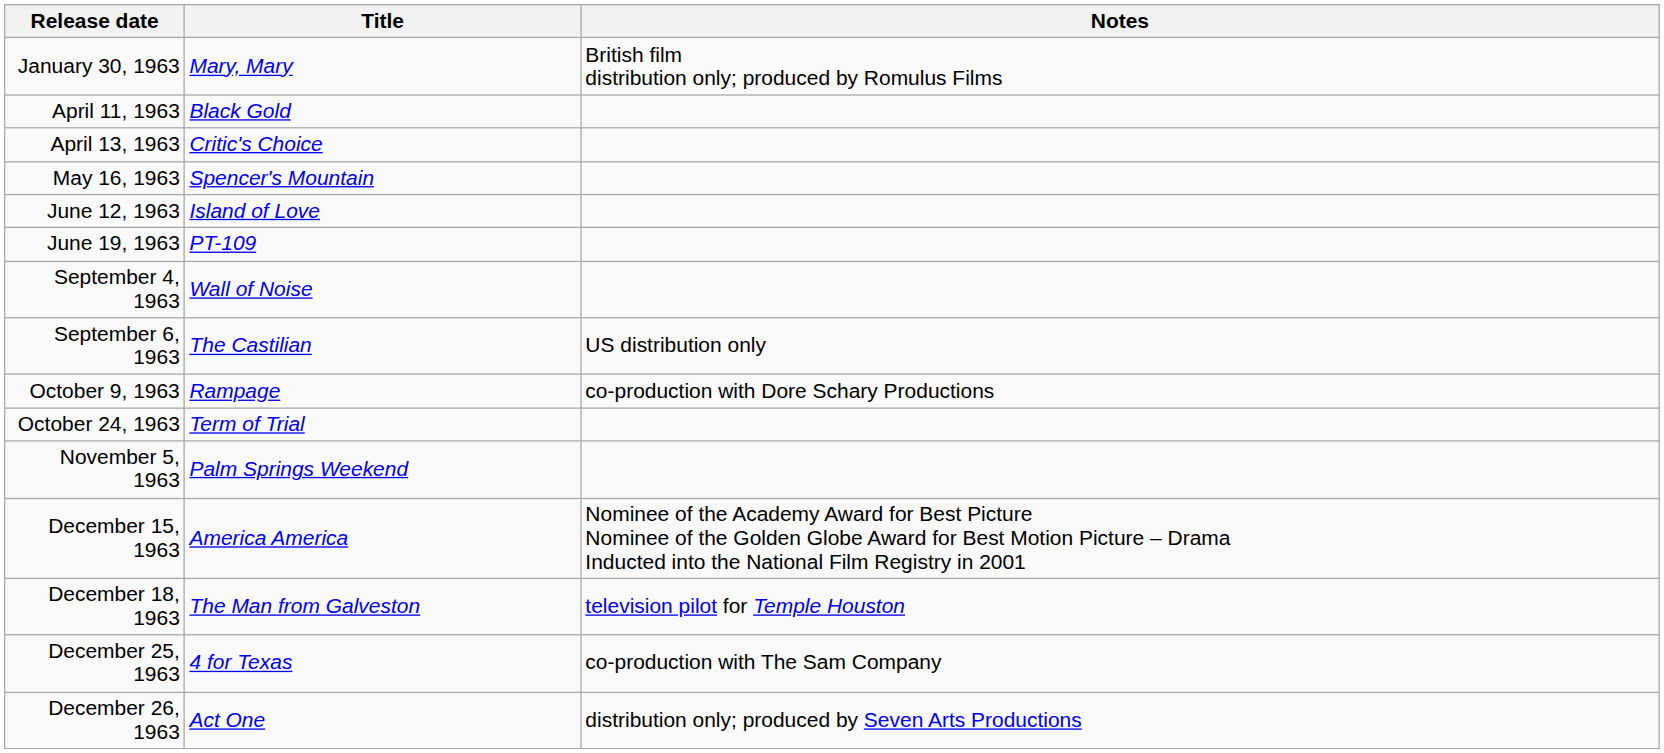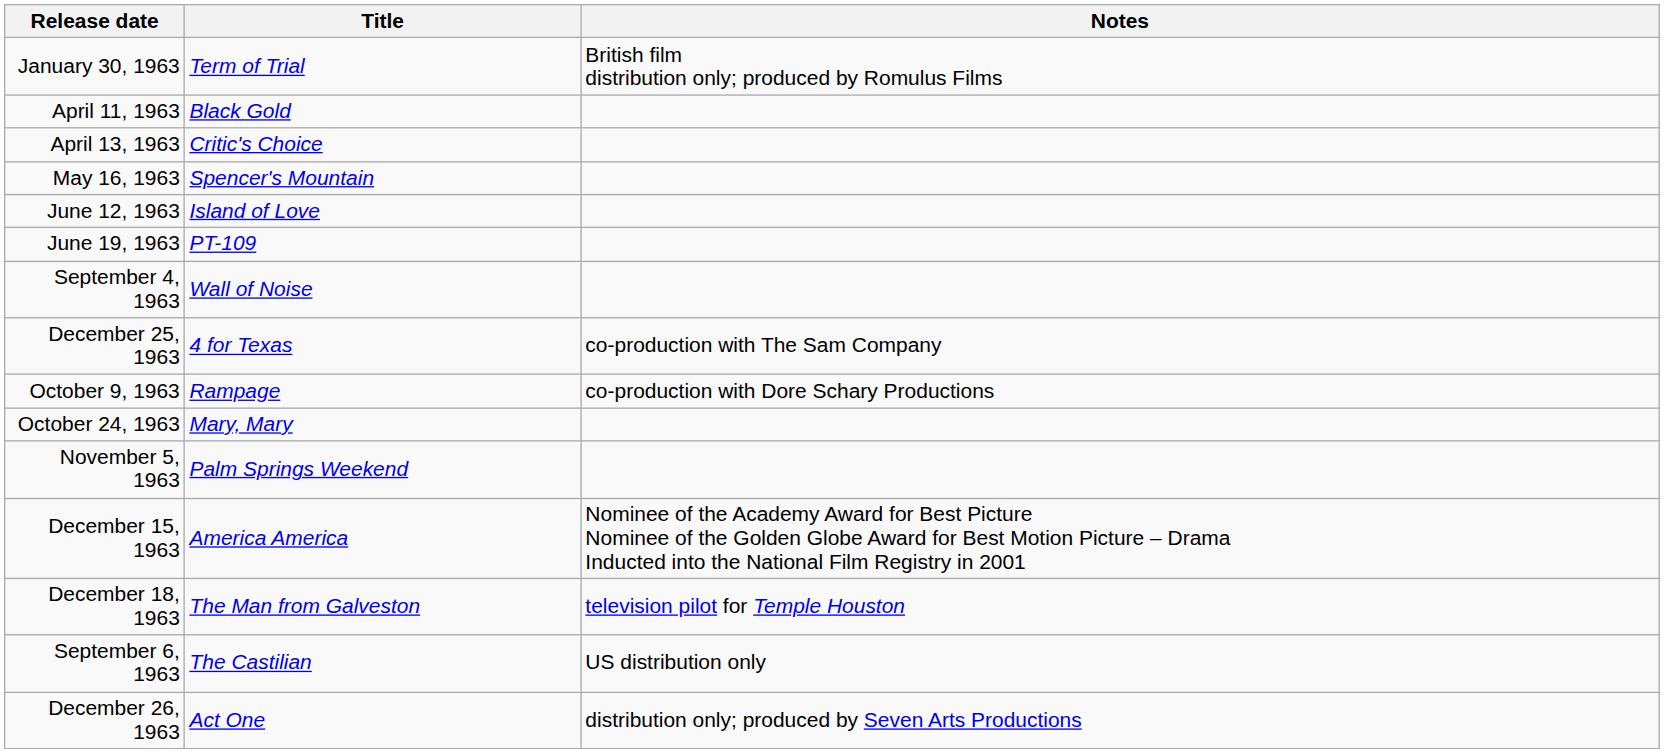(241, 66) Mary, Mary -> (247, 66) Term of Trial
rows swapped: (117, 346) <-> (114, 663)
(247, 424) Term of Trial -> (241, 424) Mary, Mary
